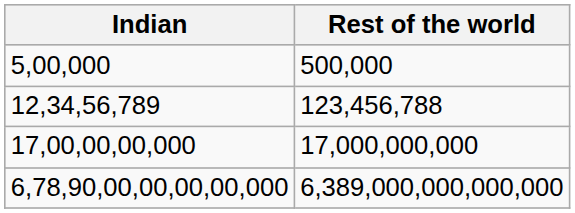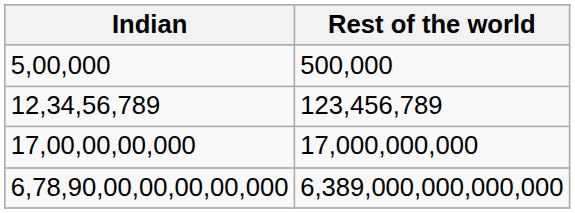(371, 106) 123,456,788 -> (371, 106) 123,456,789
